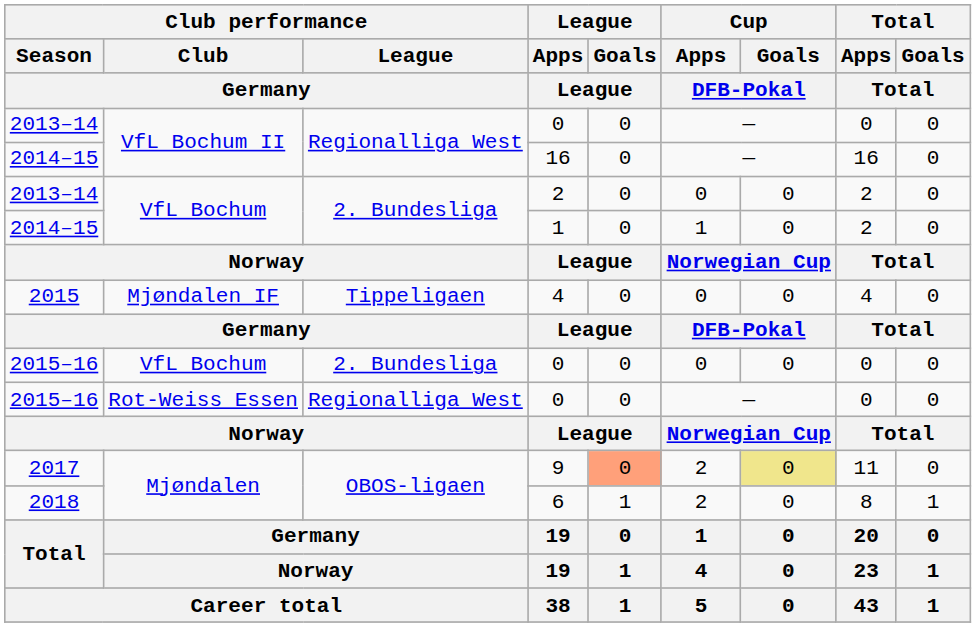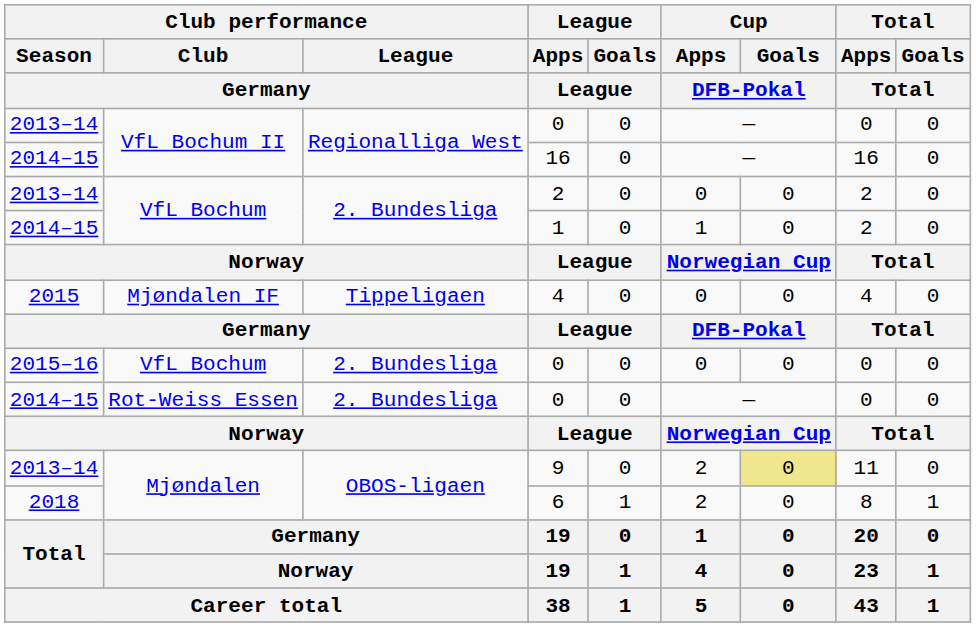(54, 400) 2015–16 -> (54, 400) 2014–15
(415, 400) Regionalliga West -> (415, 400) 2. Bundesliga
(54, 468) 2017 -> (54, 468) 2013–14
(625, 468) lightsalmon background -> (625, 468) no background
